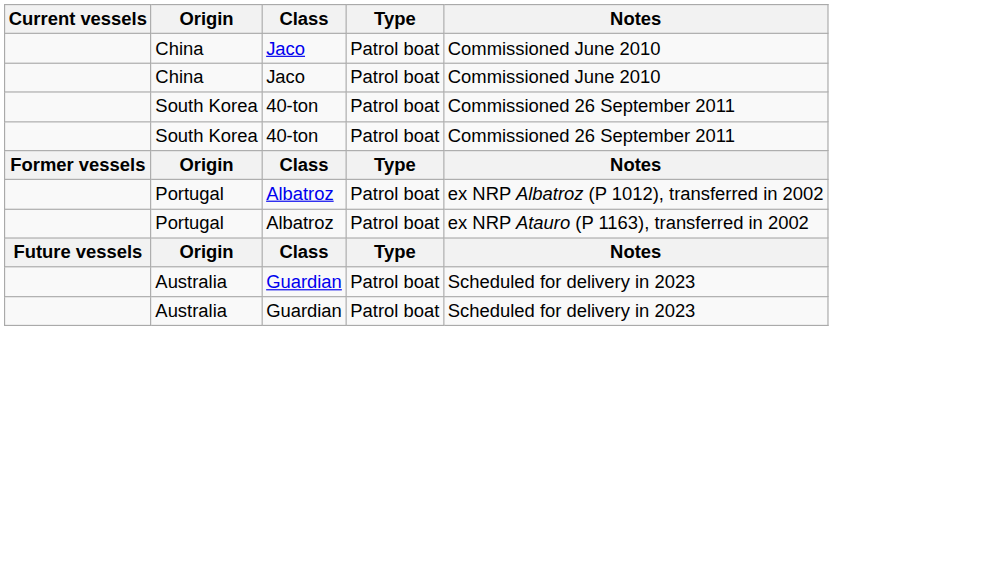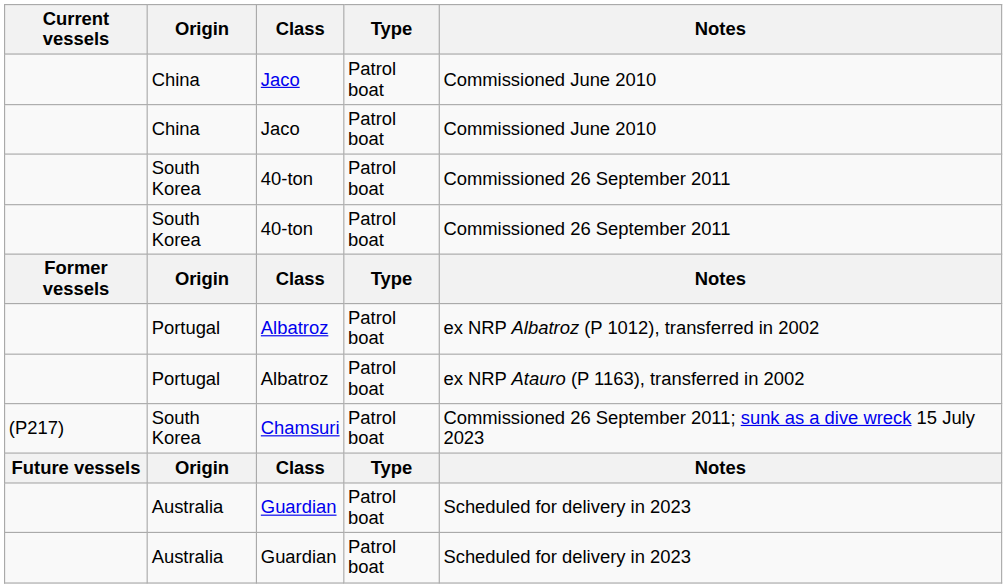+ row: (176, 428)
